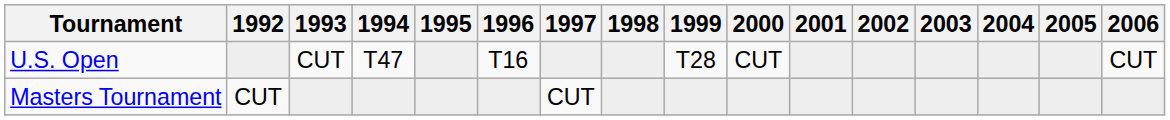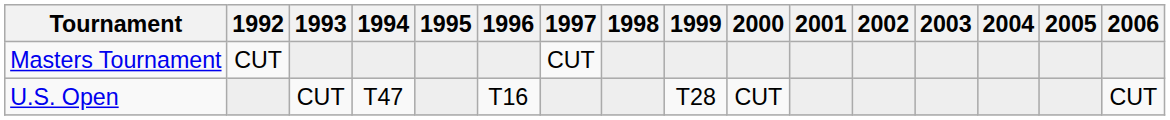rows swapped: (116, 97) <-> (64, 60)
